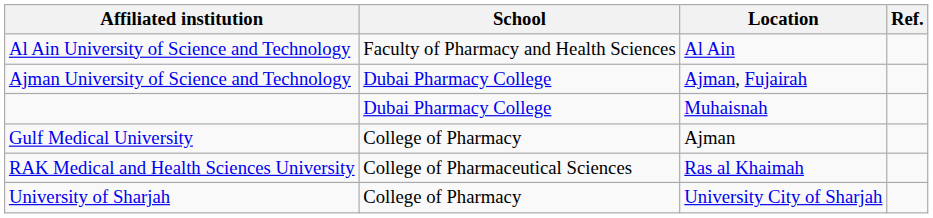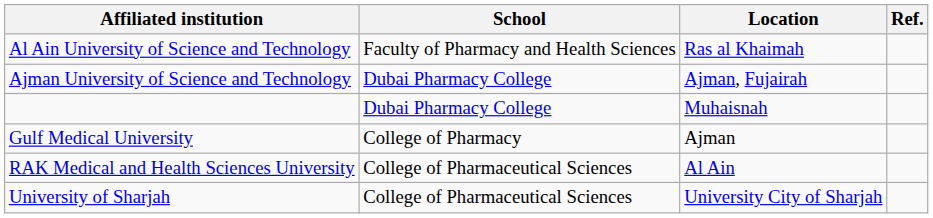(710, 49) Al Ain -> (744, 49) Ras al Khaimah
(744, 167) Ras al Khaimah -> (710, 167) Al Ain
(442, 197) College of Pharmacy -> (498, 197) College of Pharmaceutical Sciences
